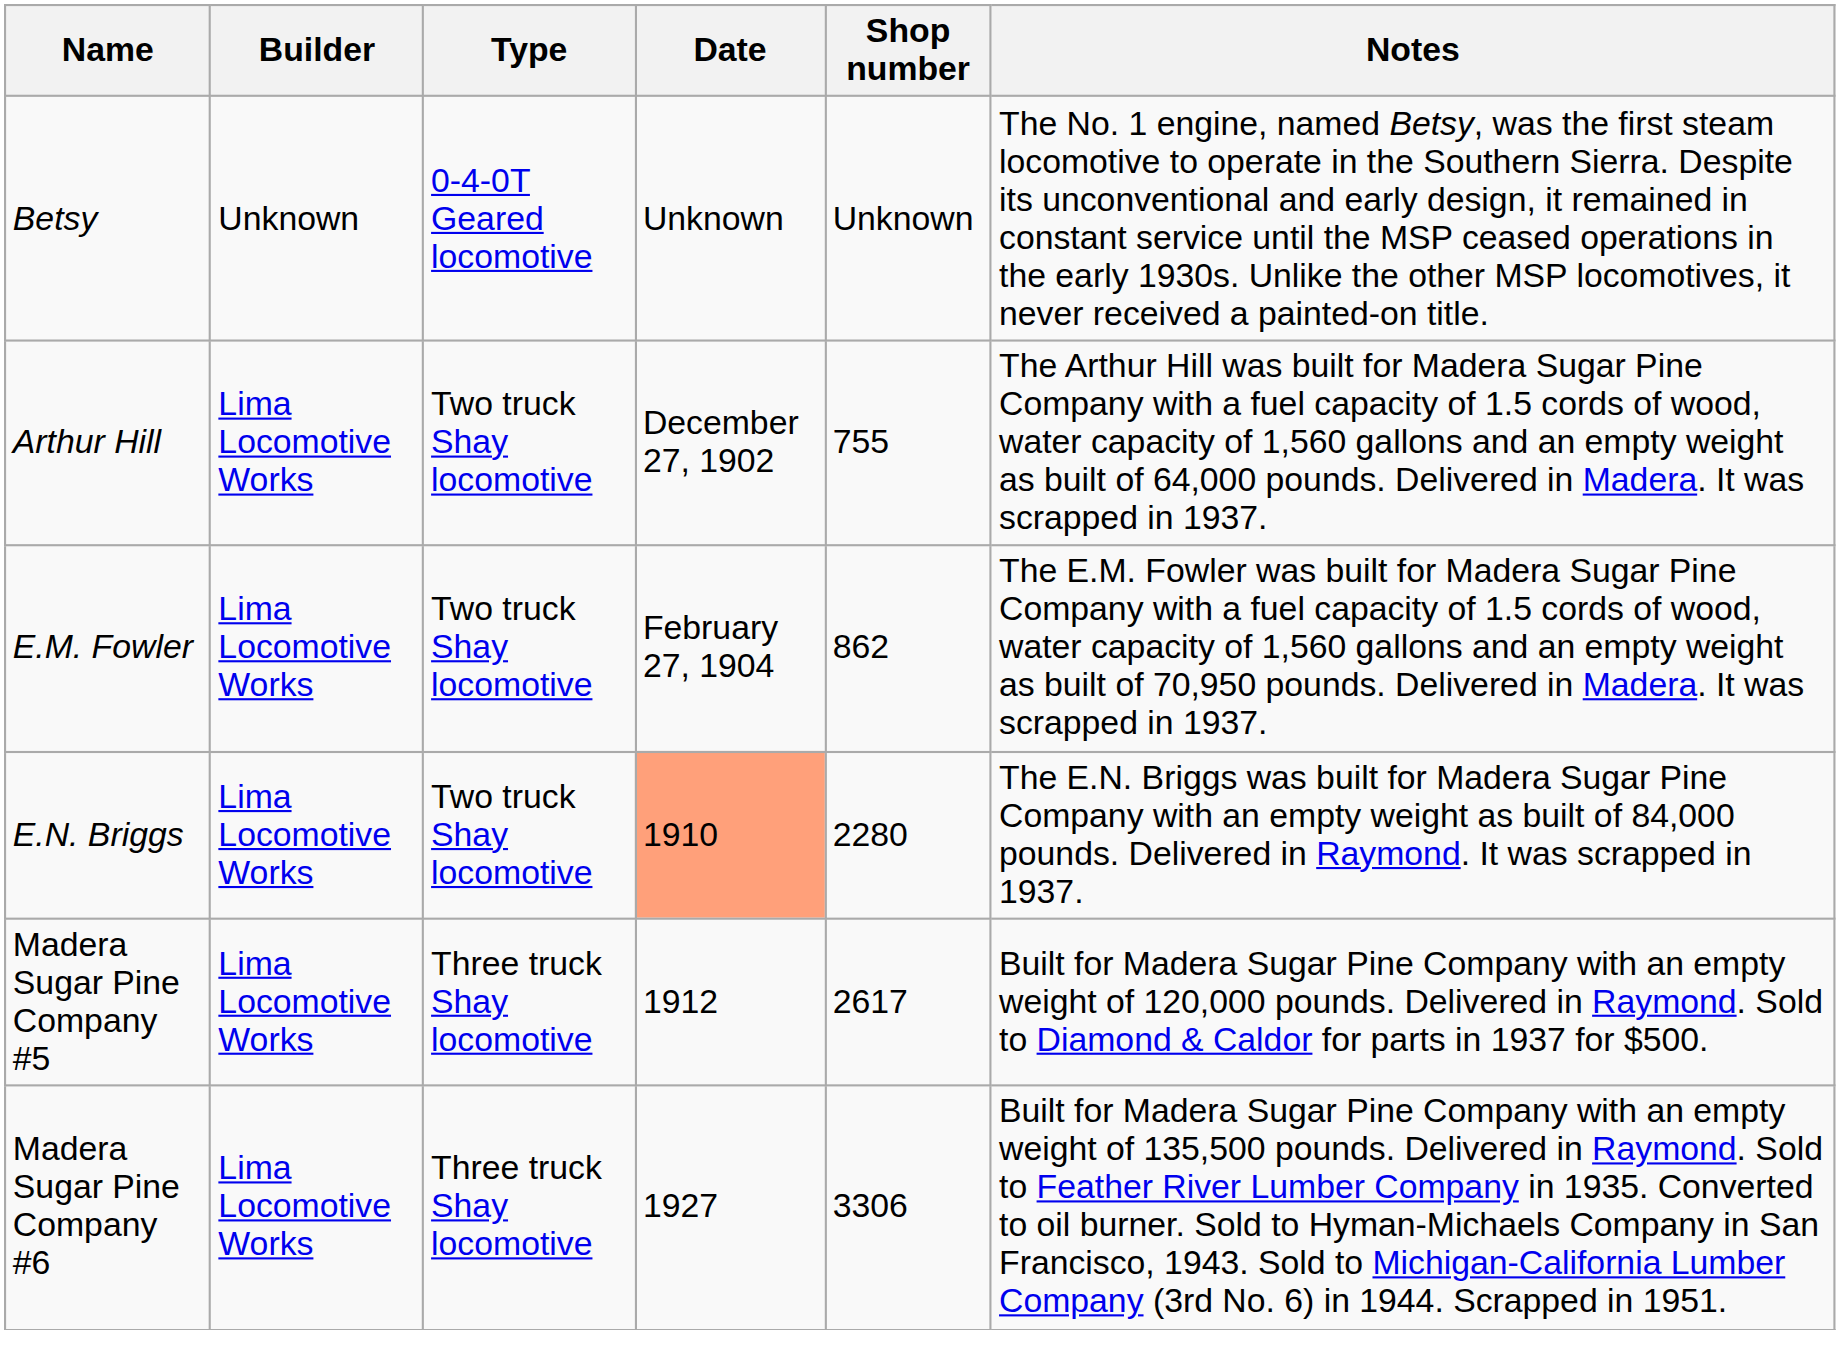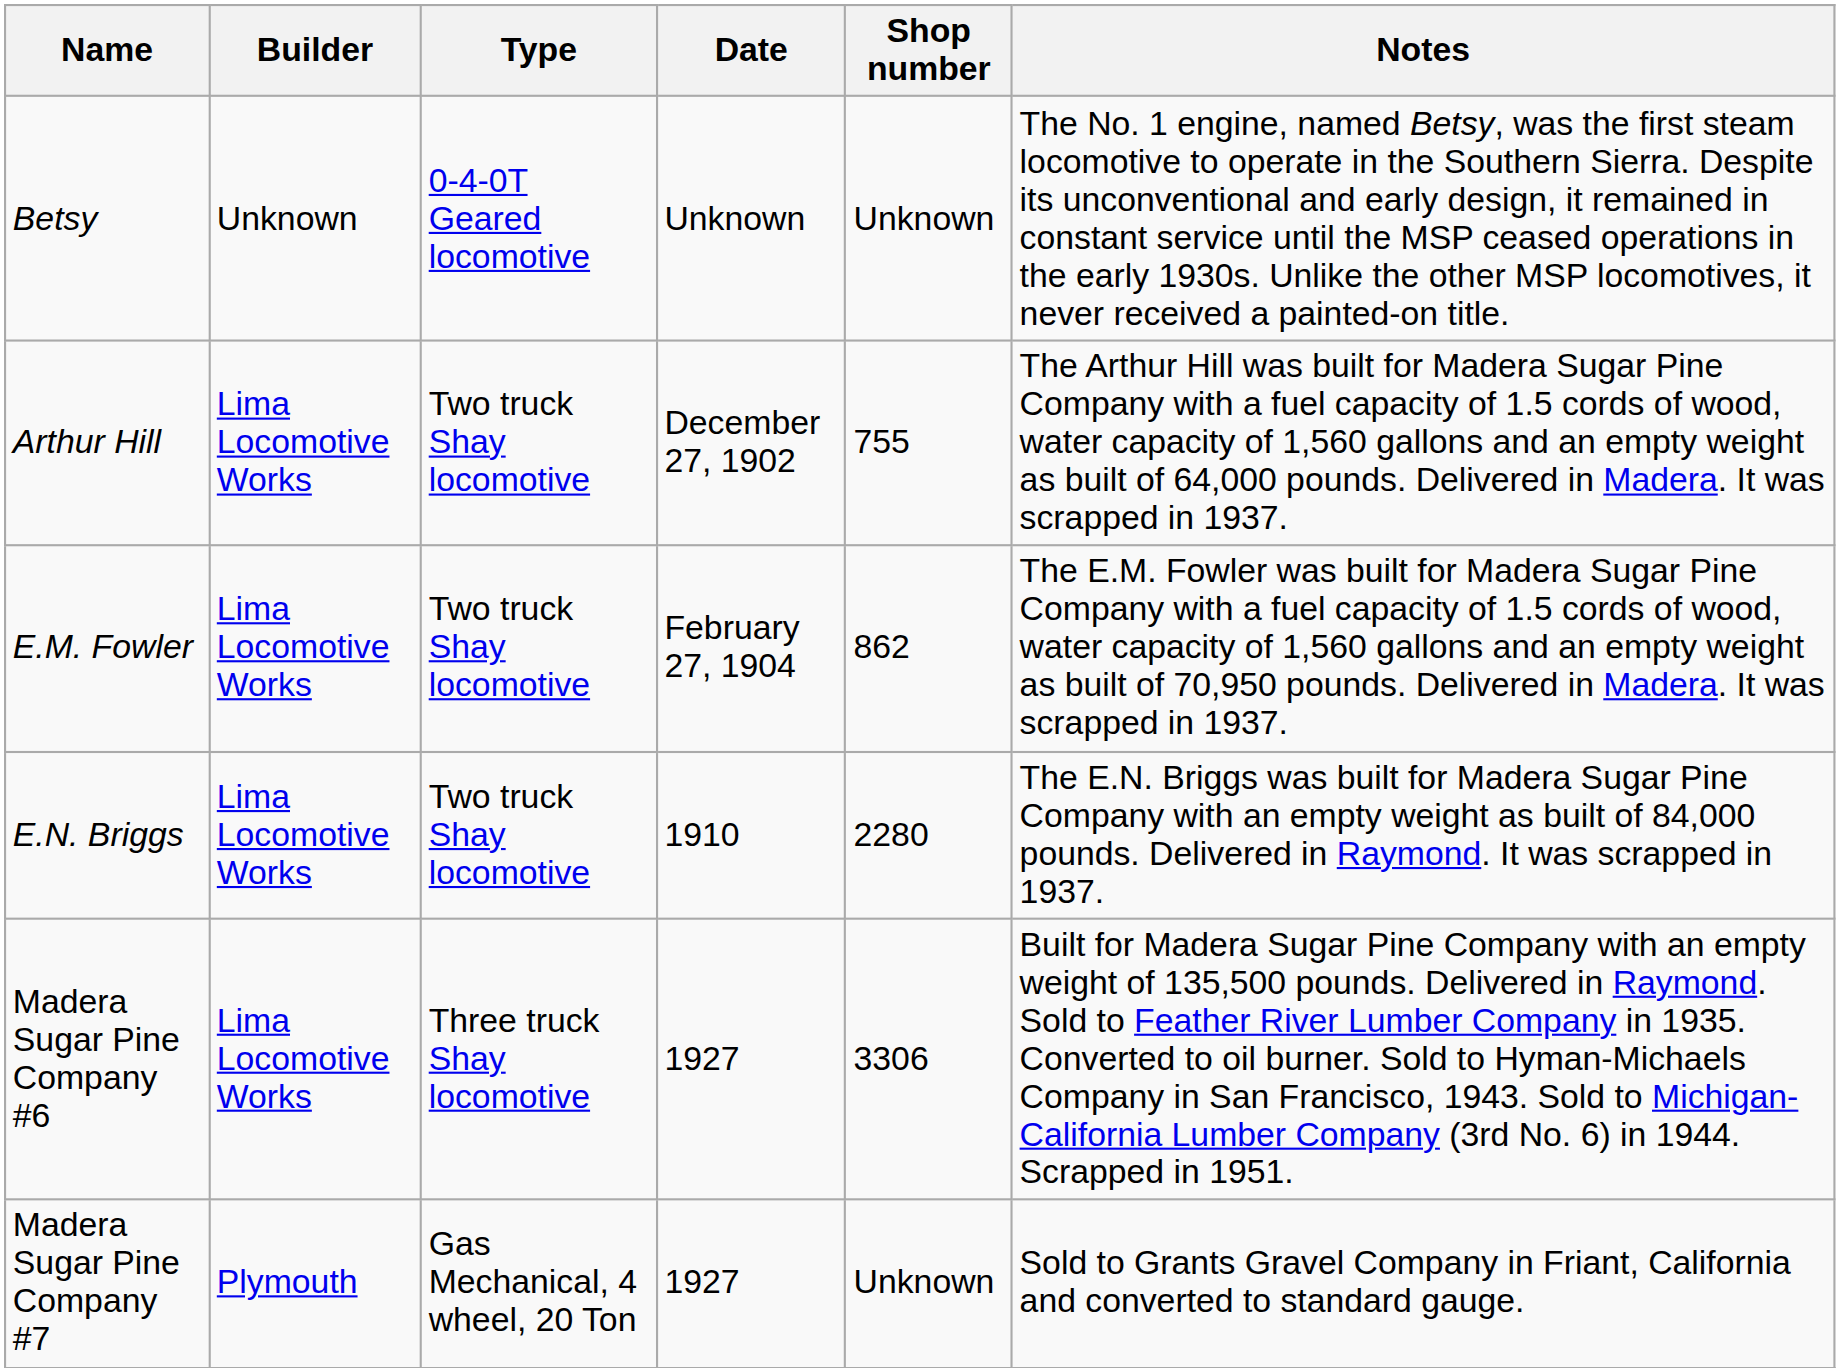(680, 834) lightsalmon background -> (702, 834) no background
- row: (96, 1001)
+ row: (96, 1283)
